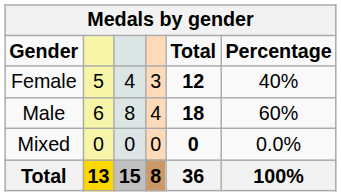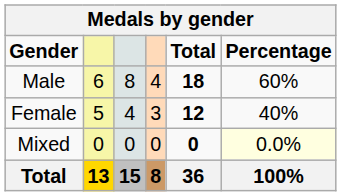rows swapped: (44, 82) <-> (44, 113)
(279, 144) no background -> (279, 144) lightyellow background
